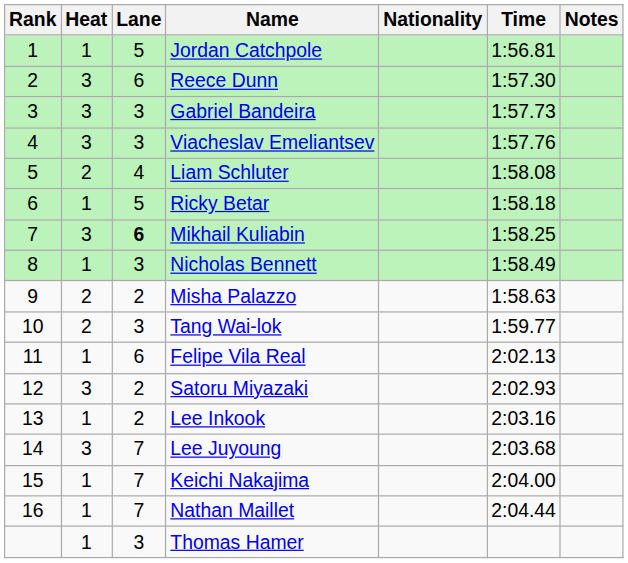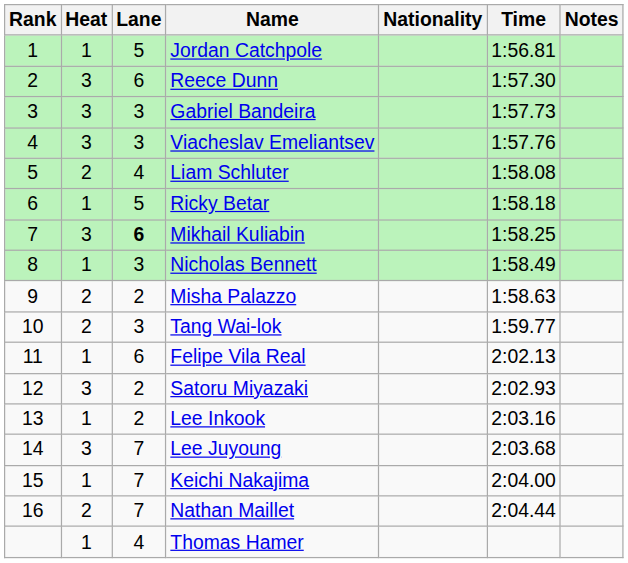(86, 511) 1 -> (86, 511) 2
(139, 541) 3 -> (139, 541) 4
